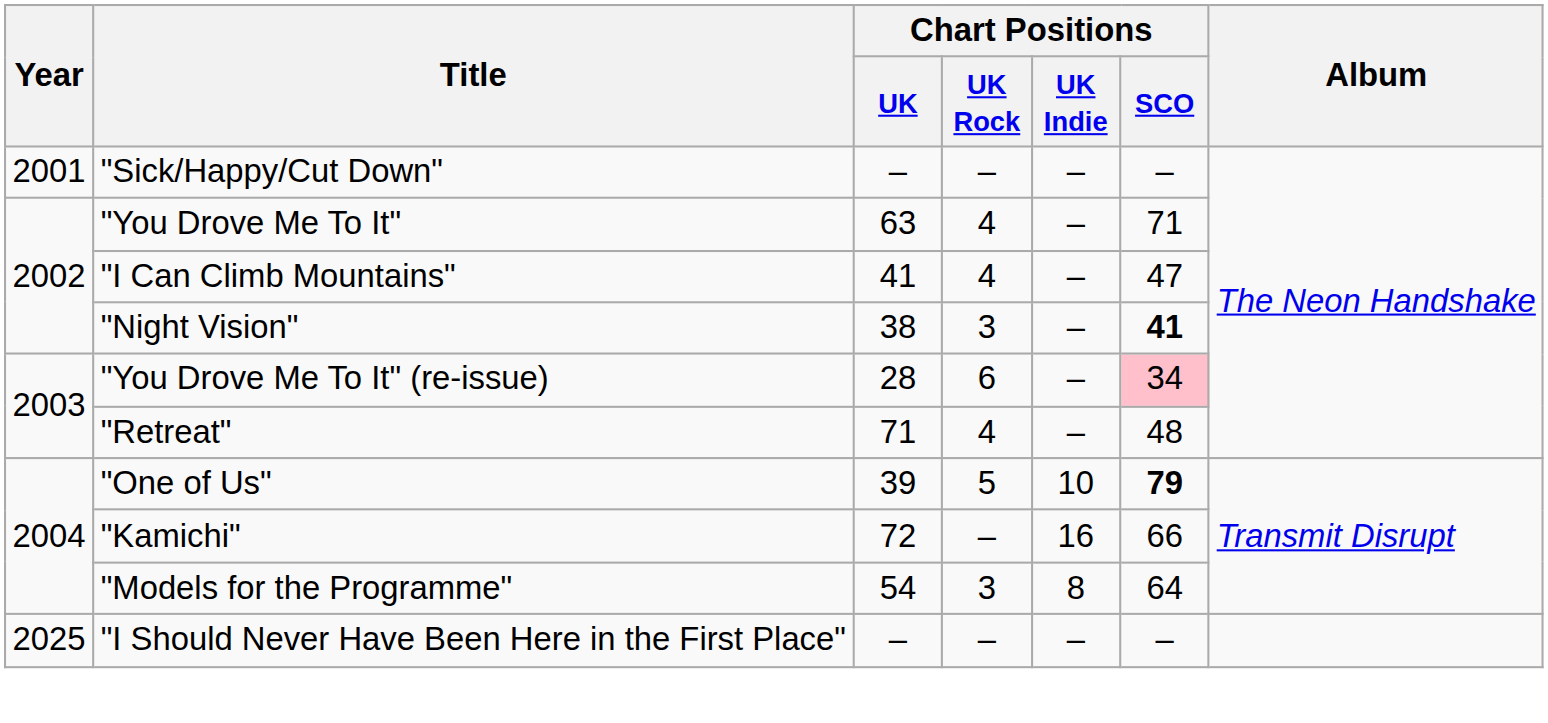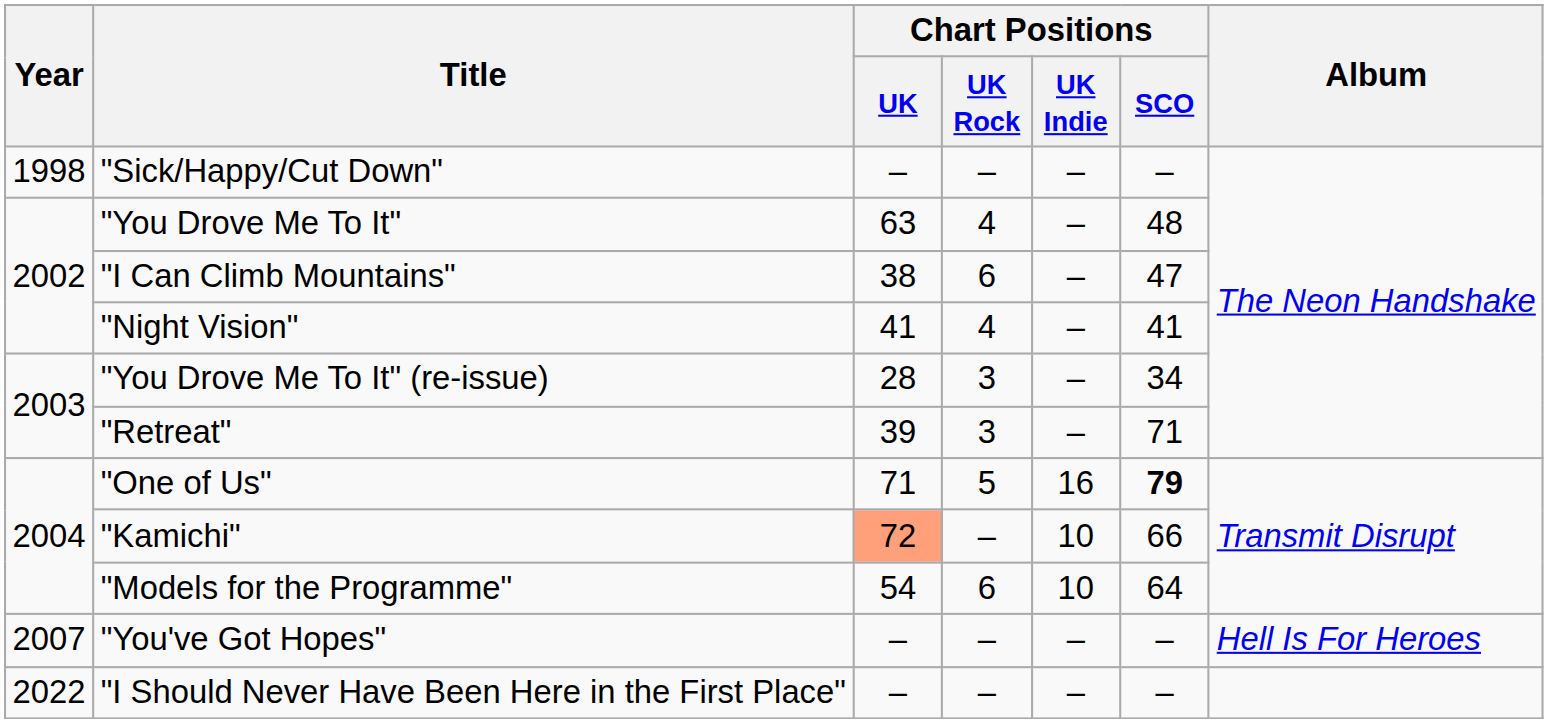(49, 171) 2001 -> (49, 171) 1998
(1165, 223) 71 -> (1165, 223) 48
(898, 275) 41 -> (898, 275) 38
(987, 275) 4 -> (987, 275) 6
(898, 327) 38 -> (898, 327) 41
(987, 327) 3 -> (987, 327) 4
(1165, 327) bold -> (1165, 327) normal
(987, 379) 6 -> (987, 379) 3
(1165, 379) pink background -> (1165, 379) no background
(898, 431) 71 -> (898, 431) 39
(987, 431) 4 -> (987, 431) 3
(1165, 431) 48 -> (1165, 431) 71
(898, 483) 39 -> (898, 483) 71
(1076, 483) 10 -> (1076, 483) 16
(898, 535) no background -> (898, 535) lightsalmon background
(1076, 535) 16 -> (1076, 535) 10
(987, 587) 3 -> (987, 587) 6
(1076, 587) 8 -> (1076, 587) 10
+ row: (243, 639)
(49, 639) 2025 -> (49, 691) 2022
